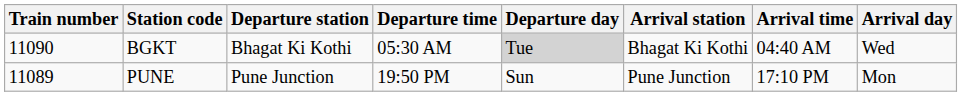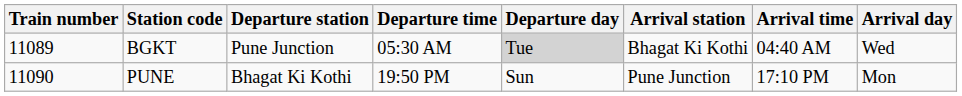(31, 47) 11090 -> (31, 47) 11089
(291, 47) Bhagat Ki Kothi -> (282, 47) Pune Junction
(31, 76) 11089 -> (31, 76) 11090
(282, 76) Pune Junction -> (291, 76) Bhagat Ki Kothi
